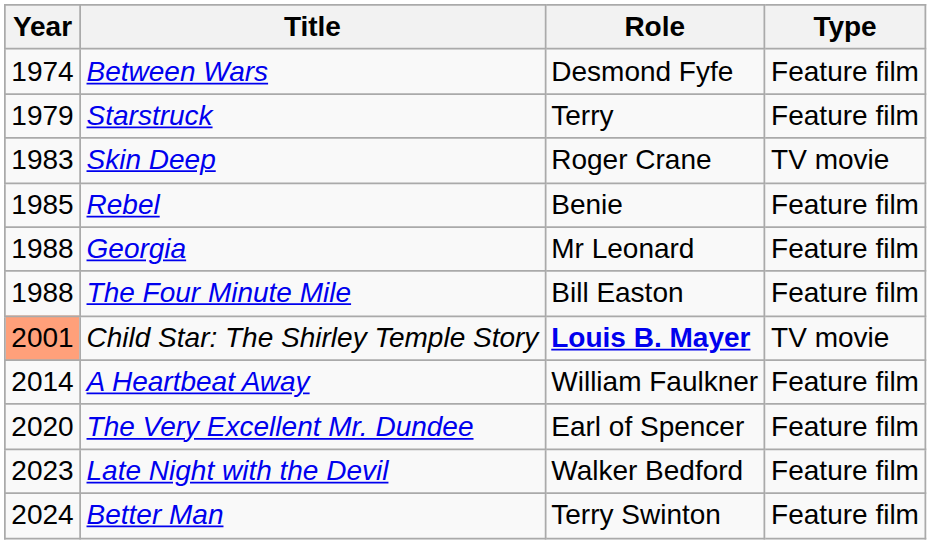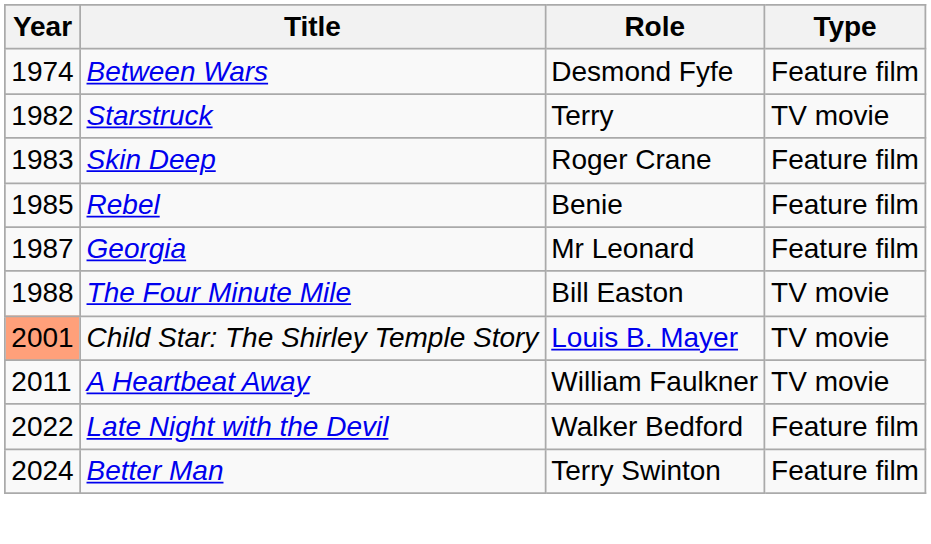(42, 115) 1979 -> (42, 115) 1982
(845, 115) Feature film -> (830, 115) TV movie
(830, 159) TV movie -> (845, 159) Feature film
(42, 248) 1988 -> (42, 248) 1987
(845, 293) Feature film -> (830, 293) TV movie
(651, 337) bold -> (645, 337) normal
(42, 381) 2014 -> (41, 381) 2011
(845, 381) Feature film -> (830, 381) TV movie
- row: (280, 426)
(42, 470) 2023 -> (42, 426) 2022
